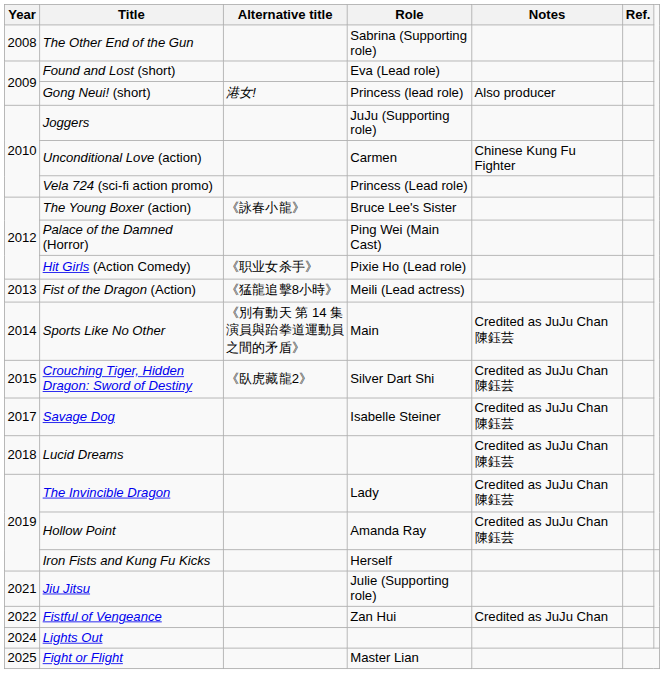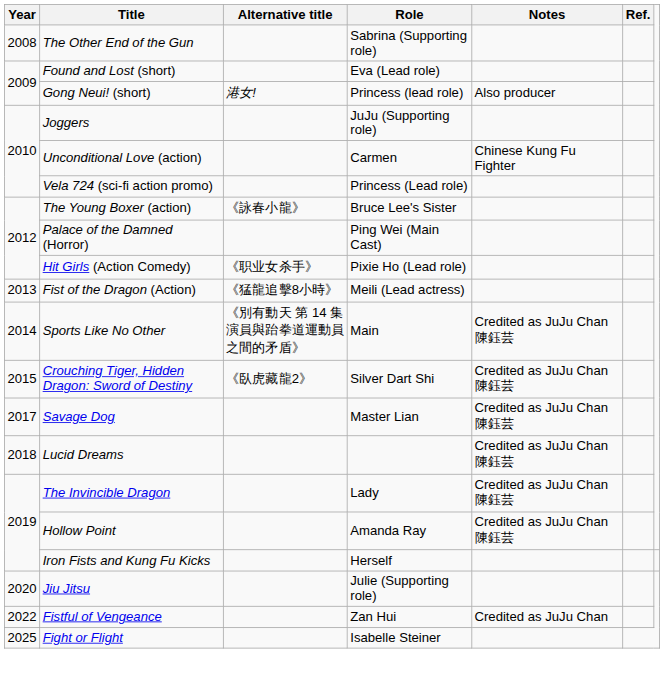(395, 417) Isabelle Steiner -> (385, 417) Master Lian
(22, 588) 2021 -> (22, 588) 2020
- row: (73, 637)
(385, 658) Master Lian -> (395, 637) Isabelle Steiner
